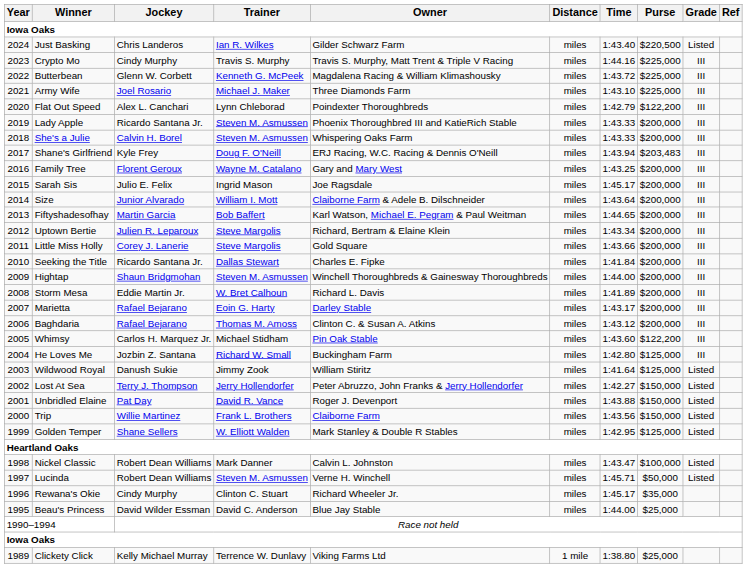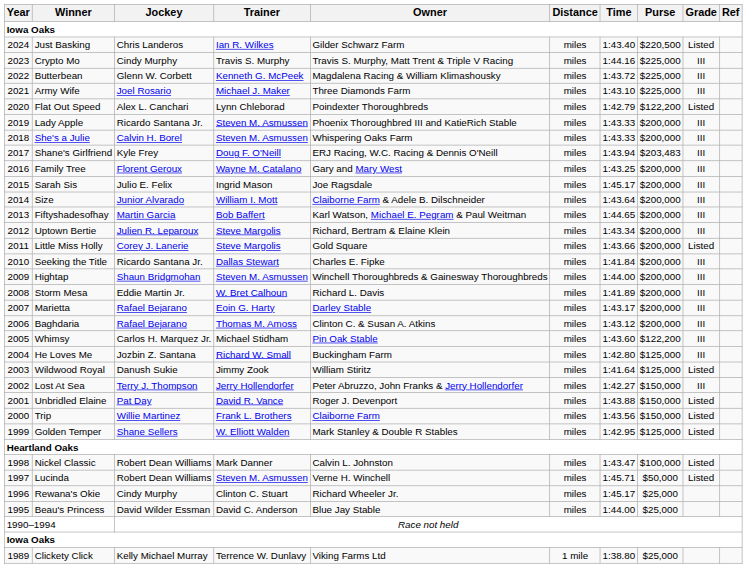(701, 107) III -> (701, 107) Listed
(701, 246) III -> (701, 246) Listed
(701, 385) Listed -> (701, 385) III
(660, 493) $35,000 -> (660, 493) $25,000
